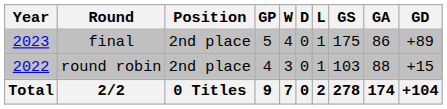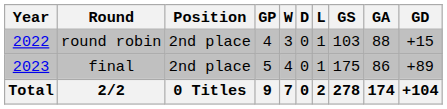rows swapped: (111, 67) <-> (111, 42)
